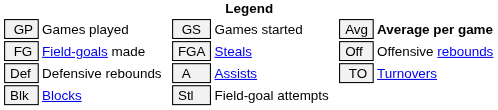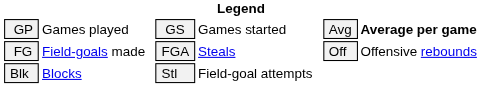- row: (20, 73)
